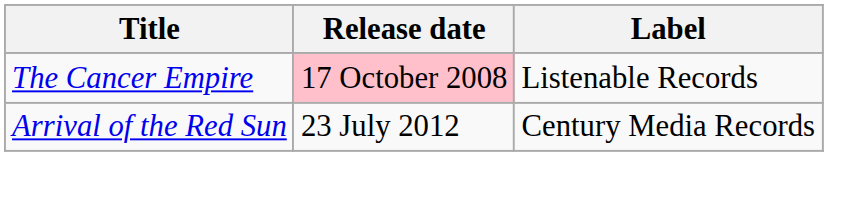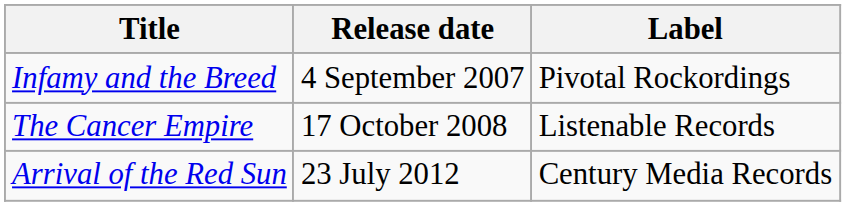+ row: (144, 77)
(404, 77) pink background -> (404, 126) no background
